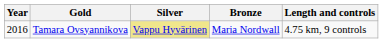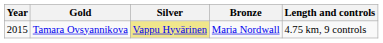(17, 29) 2016 -> (17, 29) 2015
